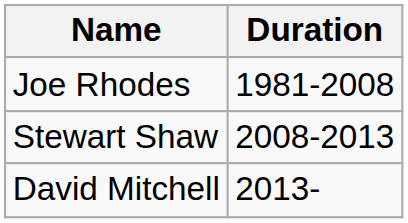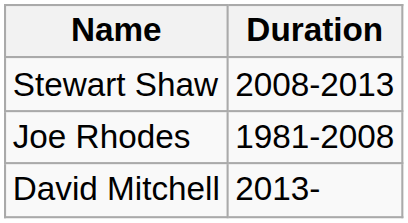rows swapped: (102, 83) <-> (115, 136)
